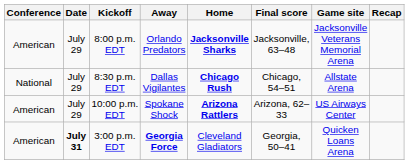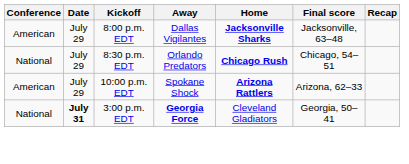- column: (341, 12)
(164, 45) Orlando Predators -> (185, 33) Dallas Vigilantes
(164, 82) Dallas Vigilantes -> (185, 60) Orlando Predators
(34, 141) American -> (34, 114) National
